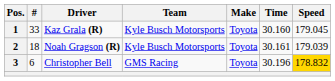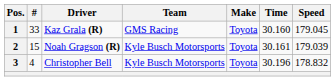(175, 29) Kyle Busch Motorsports -> (151, 29) GMS Racing
(34, 46) 18 -> (34, 46) 15
(32, 63) 6 -> (32, 63) 4
(151, 63) GMS Racing -> (175, 63) Kyle Busch Motorsports
(312, 63) gold background -> (312, 63) no background
